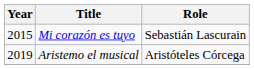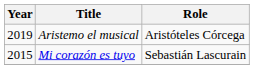rows swapped: (87, 34) <-> (89, 54)
